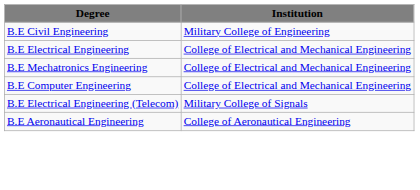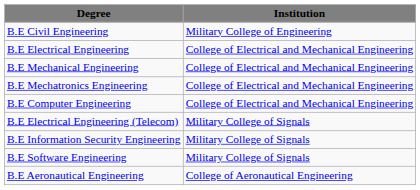+ row: (73, 67)
+ row: (94, 139)
+ row: (67, 157)
